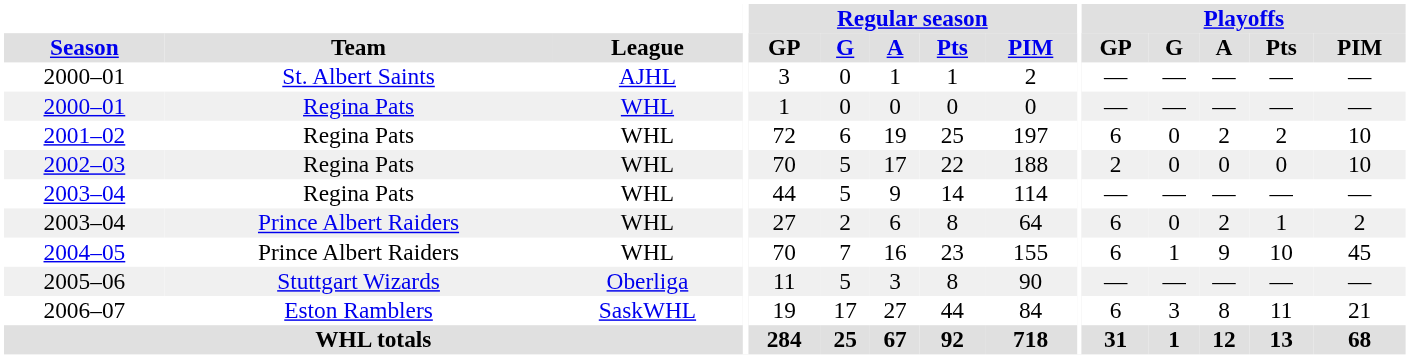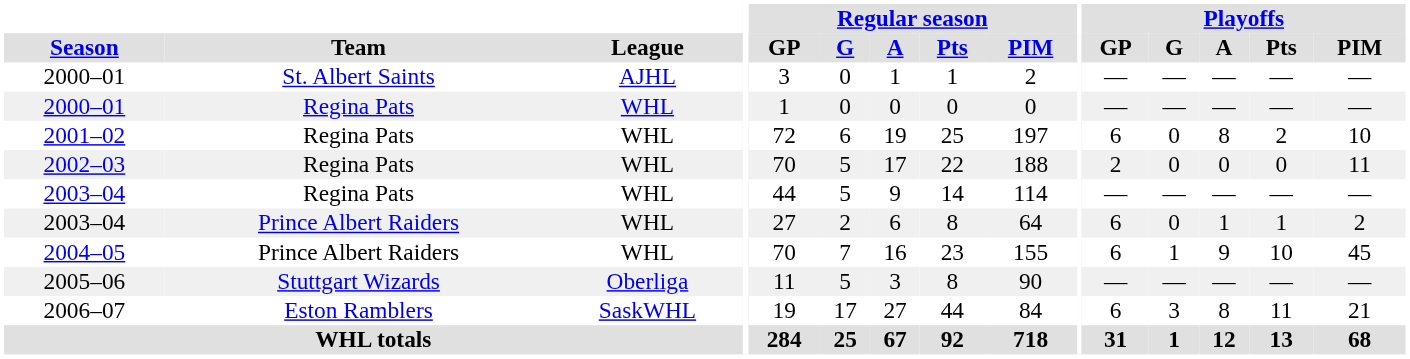(1224, 135) 2 -> (1224, 135) 8
(1360, 164) 10 -> (1360, 164) 11
(1224, 222) 2 -> (1224, 222) 1
